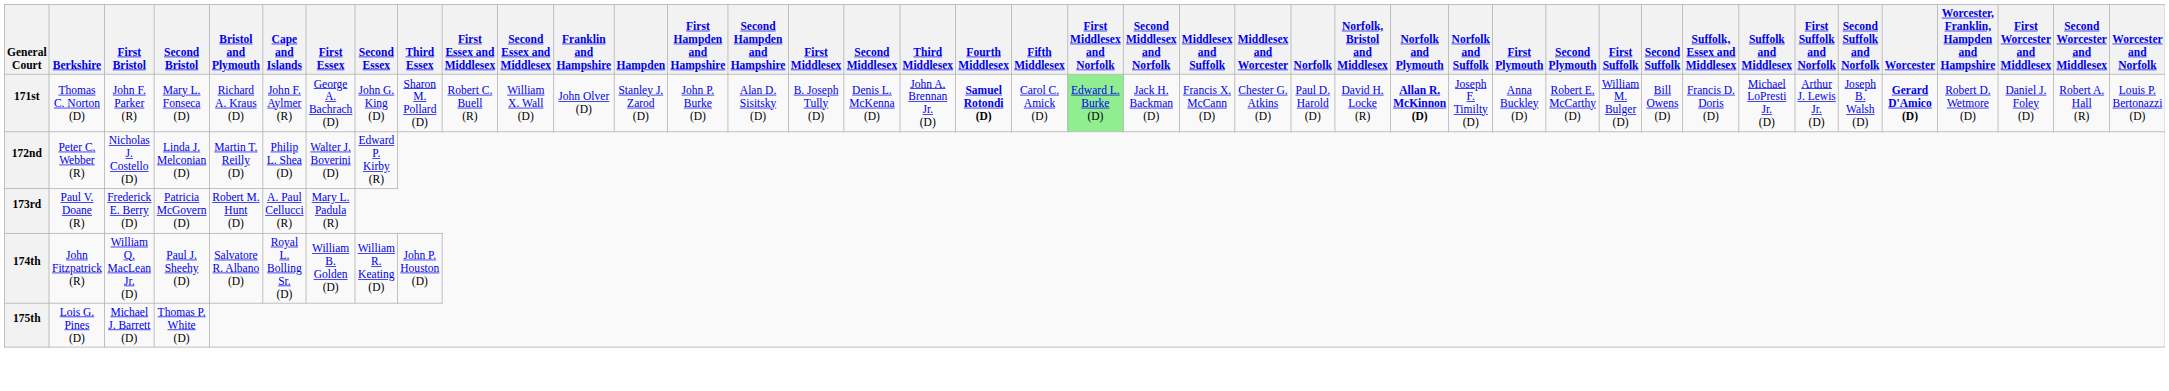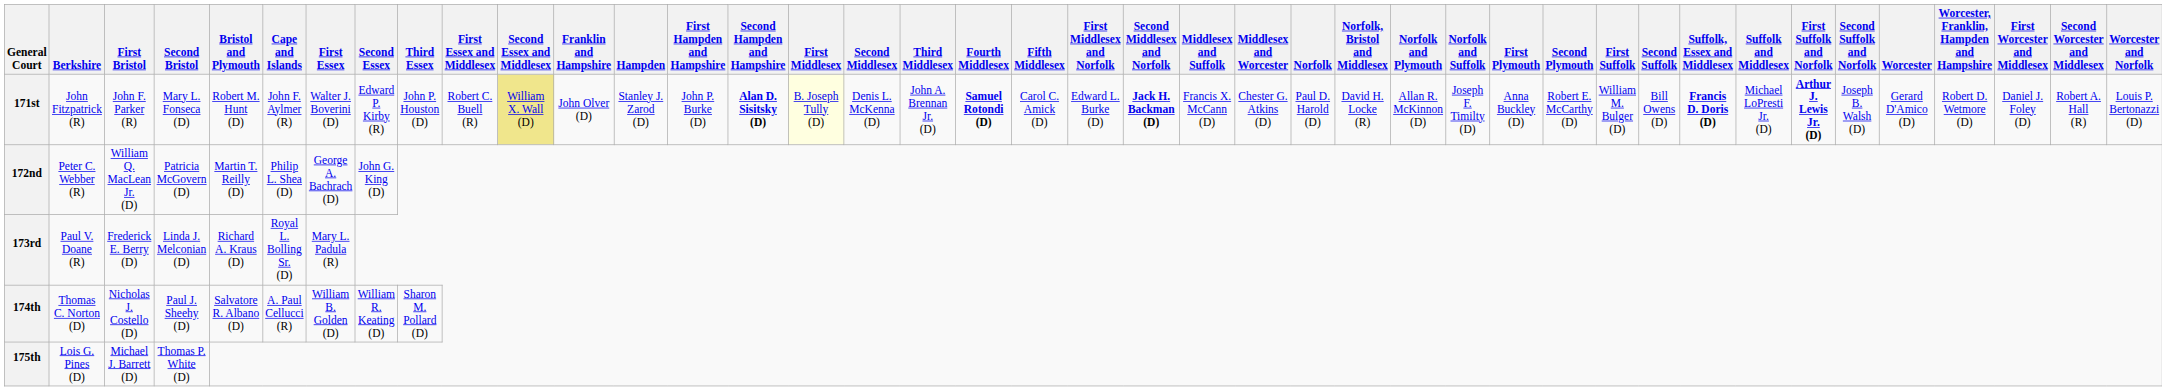(77, 103) Thomas C. Norton (D) -> (77, 109) John Fitzpatrick (R)
(236, 103) Richard A. Kraus (D) -> (236, 109) Robert M. Hunt (D)
(331, 103) George A. Bachrach (D) -> (331, 109) Walter J. Boverini (D)
(376, 103) John G. King (D) -> (376, 109) Edward P. Kirby (R)
(420, 103) Sharon M. Pollard (D) -> (420, 109) John P. Houston (D)
(526, 103) no background -> (526, 109) khaki background
(758, 103) normal -> (758, 109) bold
(816, 103) no background -> (816, 109) lightyellow background
(1095, 103) lightgreen background -> (1095, 109) no background
(1151, 103) normal -> (1151, 109) bold
(1420, 103) bold -> (1418, 109) normal
(1711, 103) normal -> (1708, 109) bold
(1817, 103) normal -> (1813, 109) bold
(1910, 103) bold -> (1907, 109) normal
(129, 160) Nicholas J. Costello (D) -> (129, 179) William Q. MacLean Jr. (D)
(182, 160) Linda J. Melconian (D) -> (182, 179) Patricia McGovern (D)
(331, 160) Walter J. Boverini (D) -> (331, 179) George A. Bachrach (D)
(376, 160) Edward P. Kirby (R) -> (376, 179) John G. King (D)
(182, 211) Patricia McGovern (D) -> (182, 249) Linda J. Melconian (D)
(236, 211) Robert M. Hunt (D) -> (236, 249) Richard A. Kraus (D)
(284, 211) A. Paul Cellucci (R) -> (284, 249) Royal L. Bolling Sr. (D)
(77, 268) John Fitzpatrick (R) -> (77, 313) Thomas C. Norton (D)
(129, 268) William Q. MacLean Jr. (D) -> (129, 313) Nicholas J. Costello (D)
(284, 268) Royal L. Bolling Sr. (D) -> (284, 313) A. Paul Cellucci (R)
(420, 268) John P. Houston (D) -> (420, 313) Sharon M. Pollard (D)
